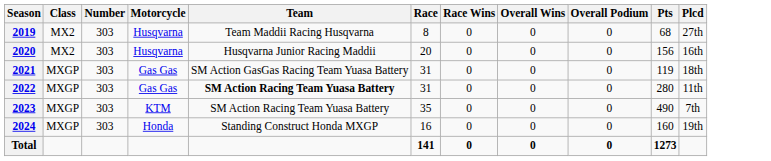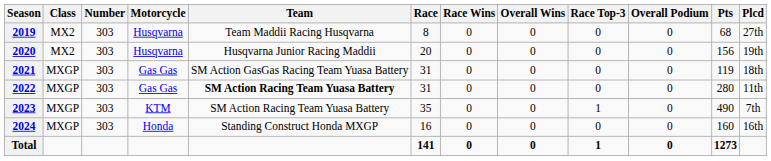+ column: (598, 13)
(693, 51) 16th -> (753, 51) 19th
(693, 126) 19th -> (753, 126) 16th
